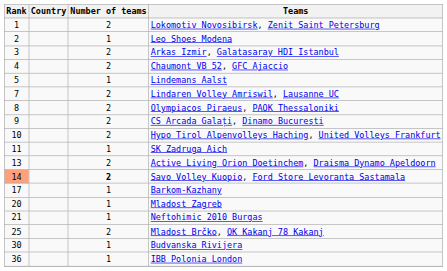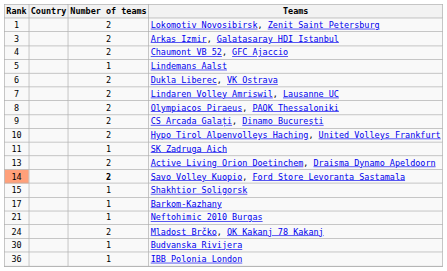- row: (191, 39)
+ row: (214, 80)
+ row: (199, 190)
- row: (186, 204)
(17, 232) 25 -> (17, 232) 24
